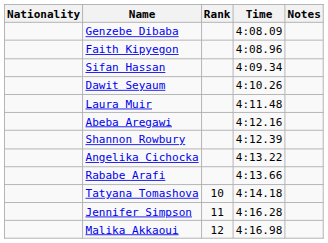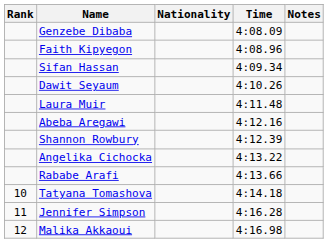columns swapped: (217, 13) <-> (44, 13)
